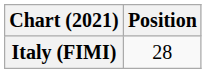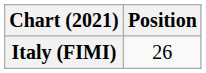(162, 52) 28 -> (162, 52) 26
